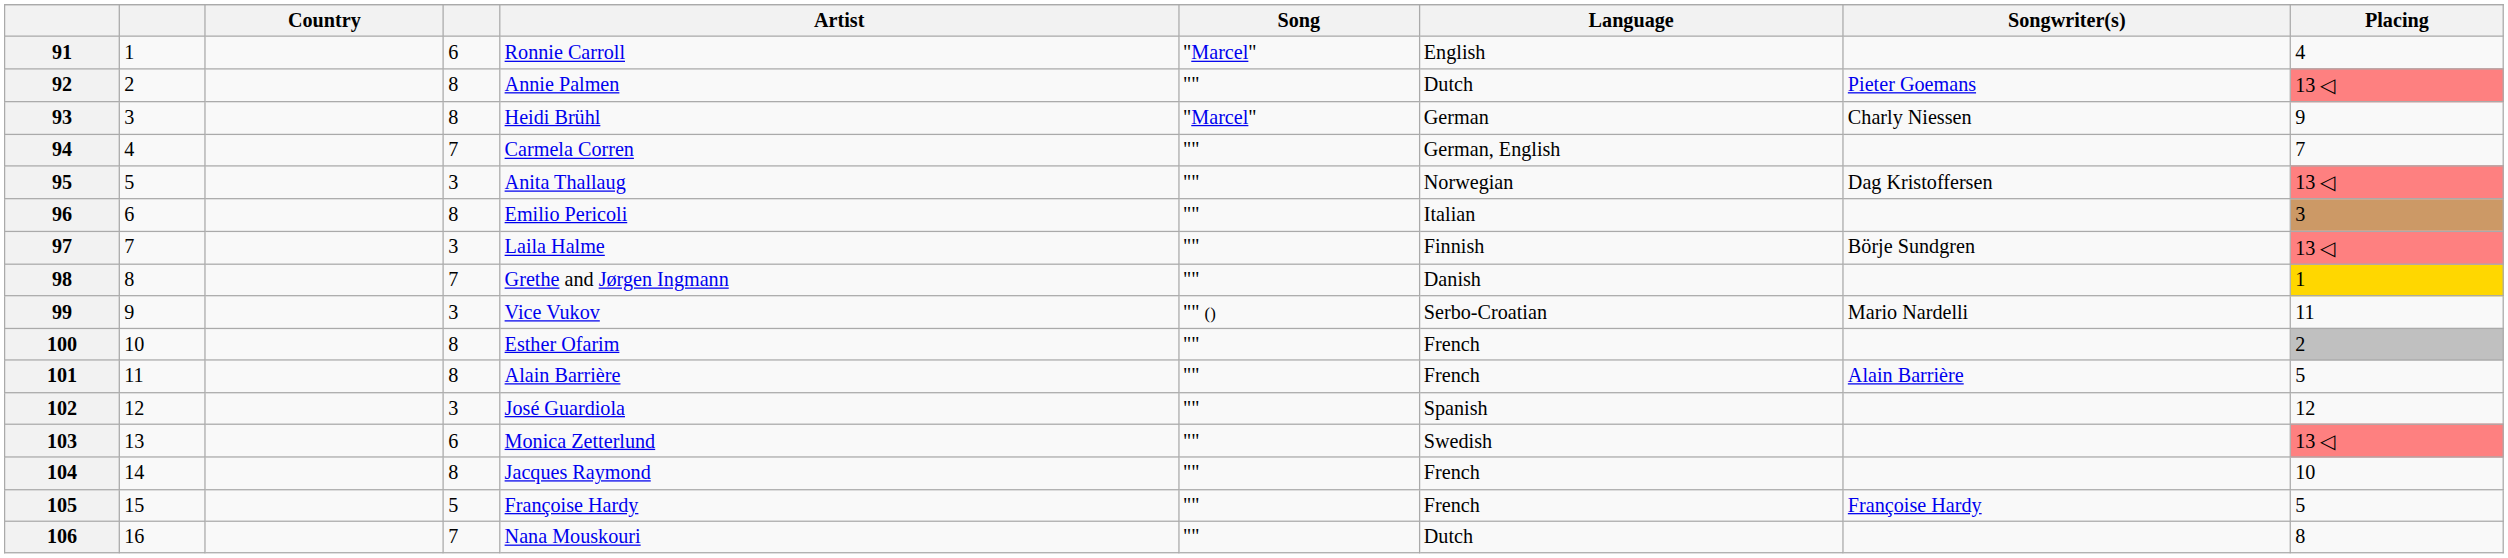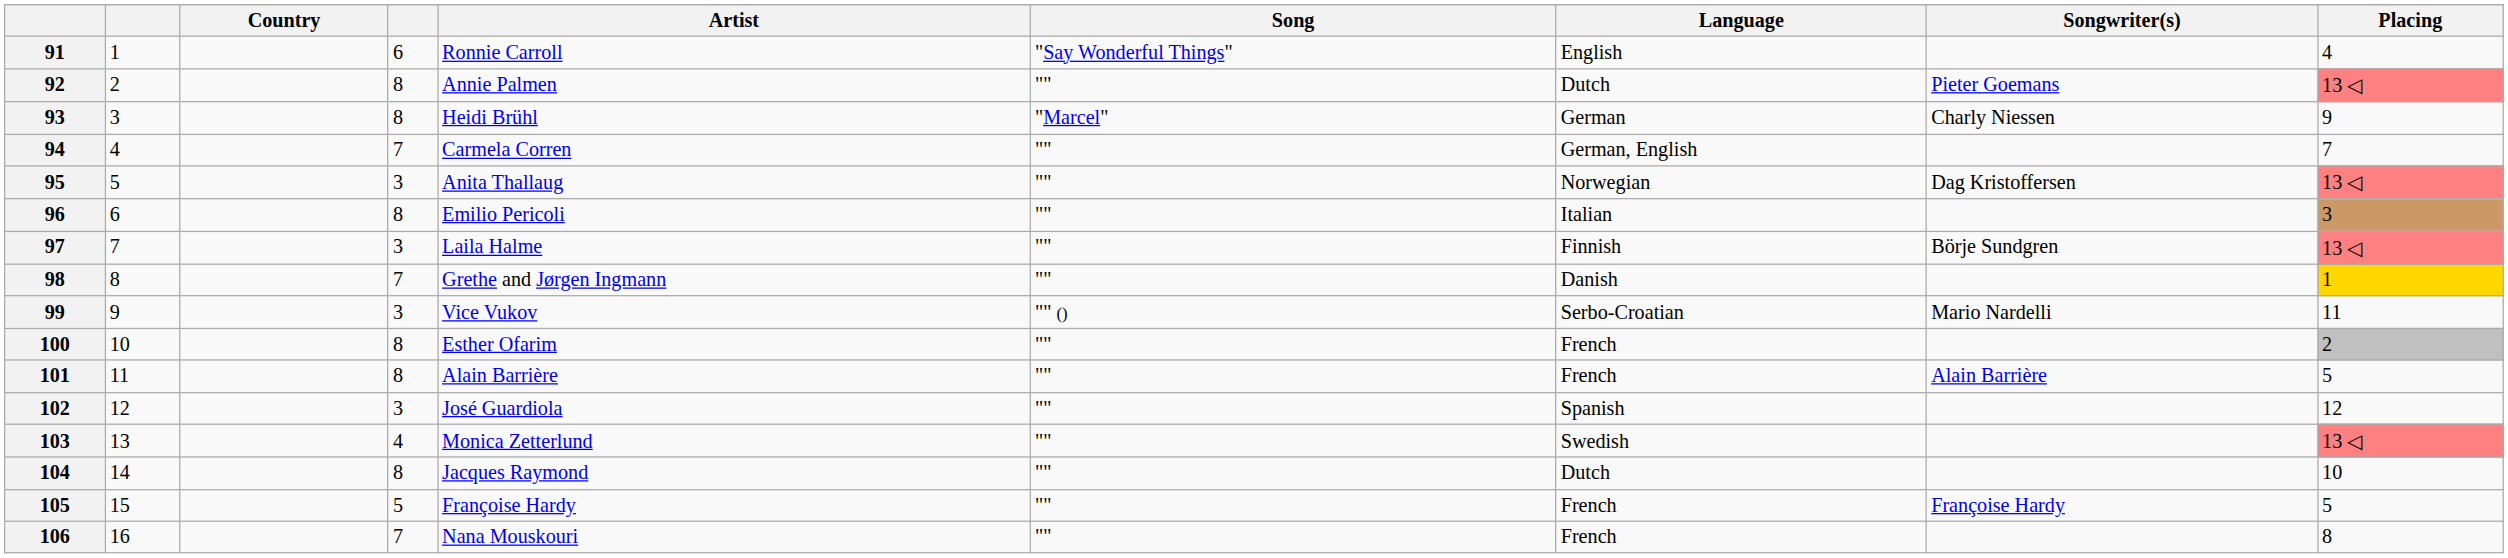(1220, 52) "Marcel" -> (1134, 52) "Say Wonderful Things"
(453, 440) 6 -> (398, 440) 4
(1452, 473) French -> (1585, 473) Dutch
(1448, 537) Dutch -> (1589, 537) French
